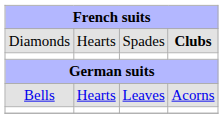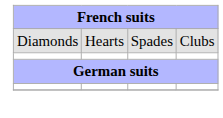(193, 40) bold -> (197, 40) normal
- row: (39, 94)
